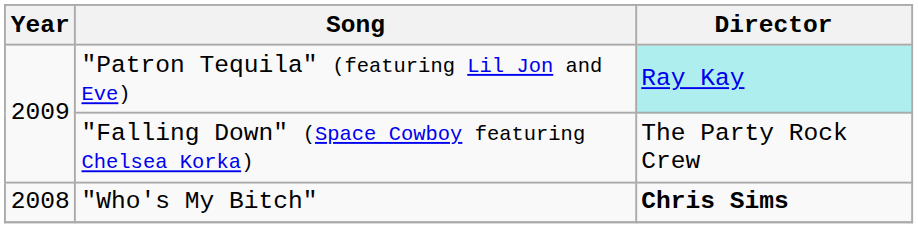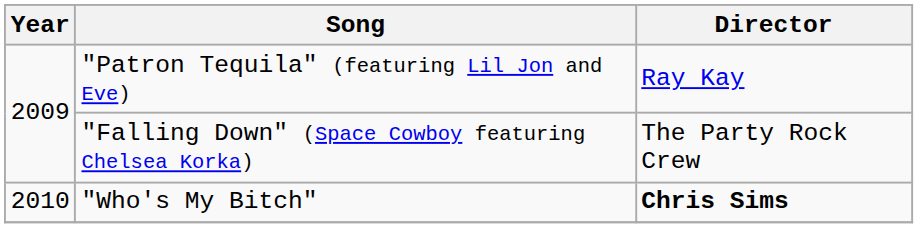(693, 79) paleturquoise background -> (693, 79) no background
(40, 202) 2008 -> (40, 202) 2010
